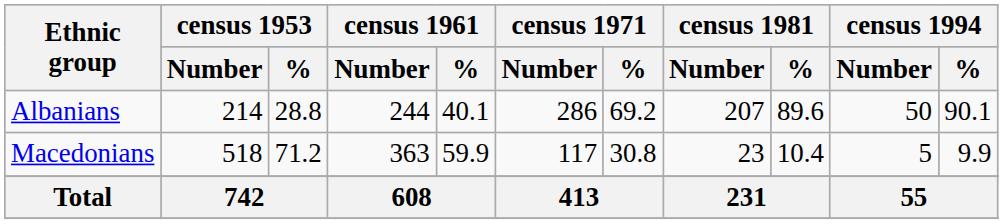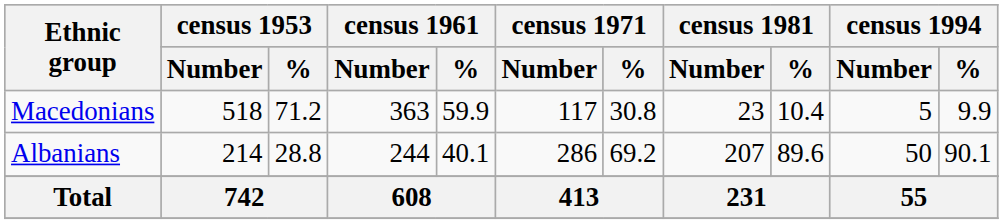rows swapped: (66, 111) <-> (83, 153)
